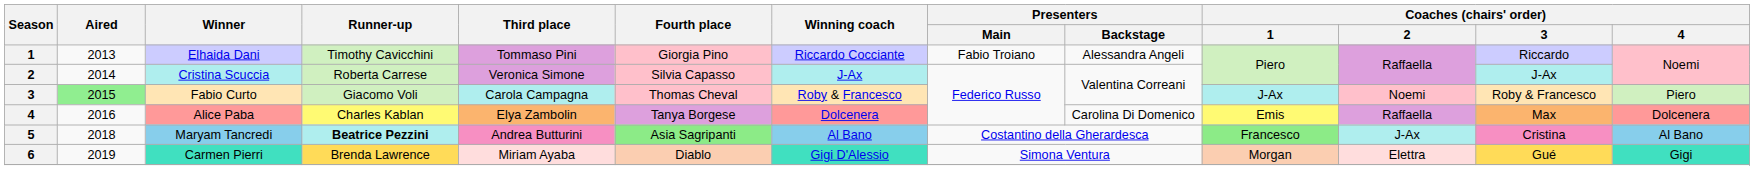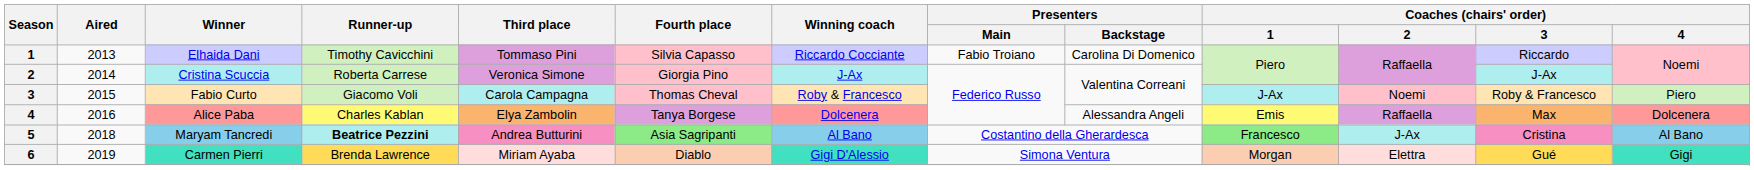(693, 55) Giorgia Pino -> (693, 55) Silvia Capasso
(1133, 55) Alessandra Angeli -> (1133, 55) Carolina Di Domenico
(693, 75) Silvia Capasso -> (693, 75) Giorgia Pino
(102, 95) lightgreen background -> (102, 95) no background
(1133, 115) Carolina Di Domenico -> (1133, 115) Alessandra Angeli
